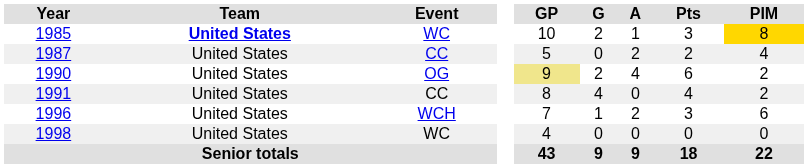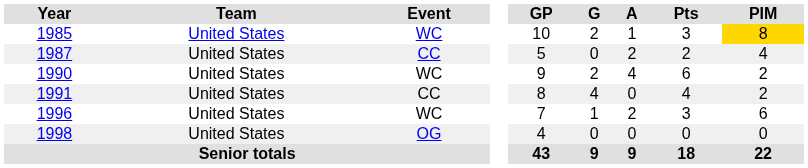(240, 34) bold -> (236, 34) normal
(437, 74) OG -> (429, 74) WC
(547, 74) khaki background -> (541, 74) no background
(437, 114) WCH -> (429, 114) WC
(437, 134) WC -> (429, 134) OG
